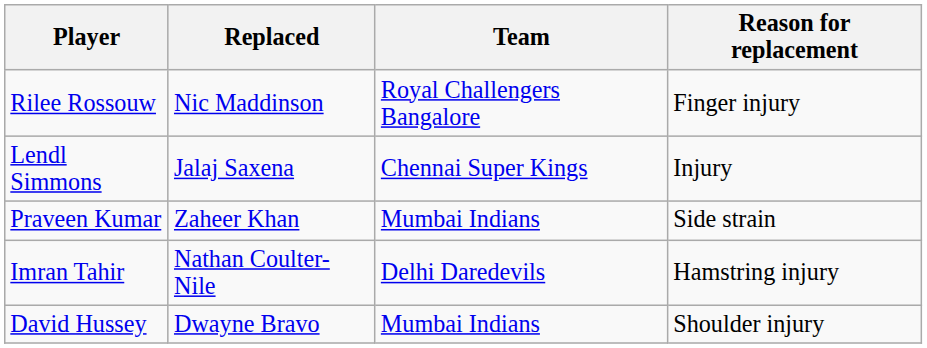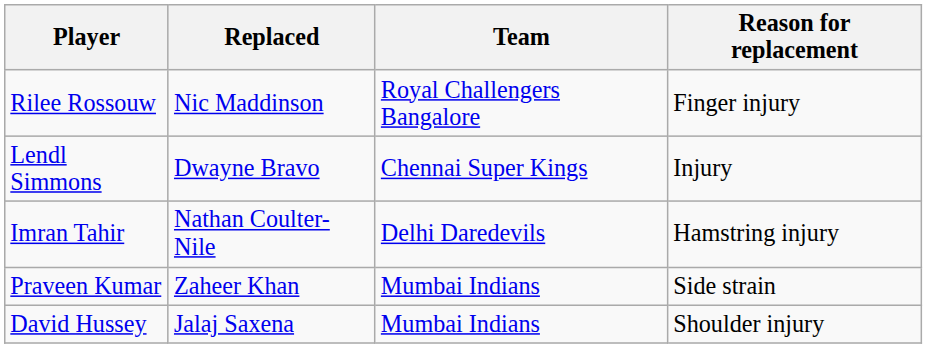(234, 168) Jalaj Saxena -> (247, 168) Dwayne Bravo
rows swapped: (67, 272) <-> (86, 220)
(247, 323) Dwayne Bravo -> (234, 323) Jalaj Saxena
